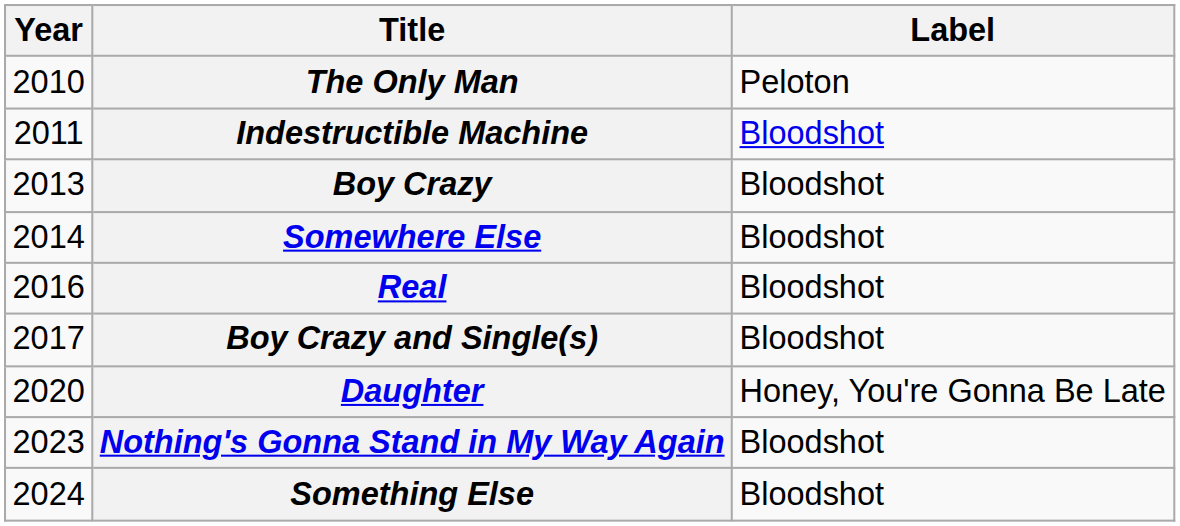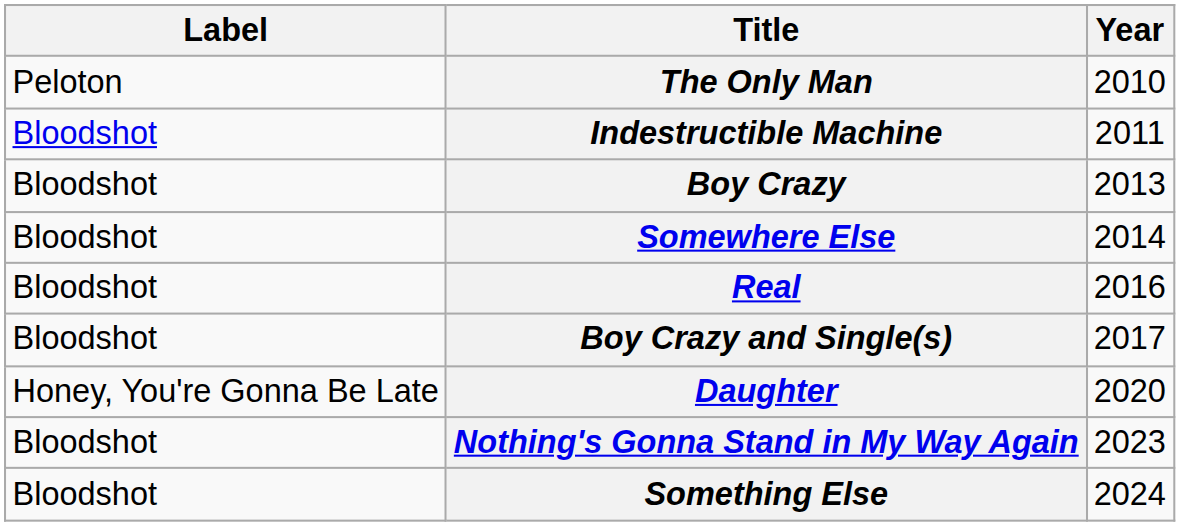columns swapped: (49, 30) <-> (953, 30)
